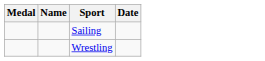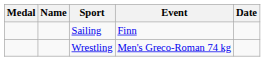+ column: (174, 13)
